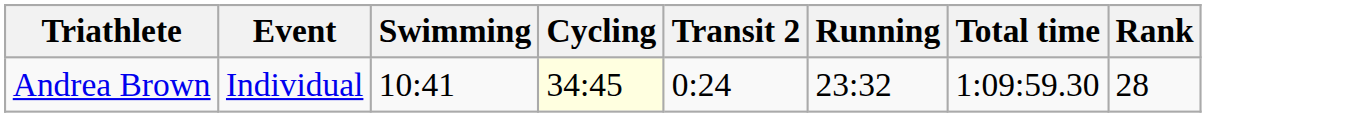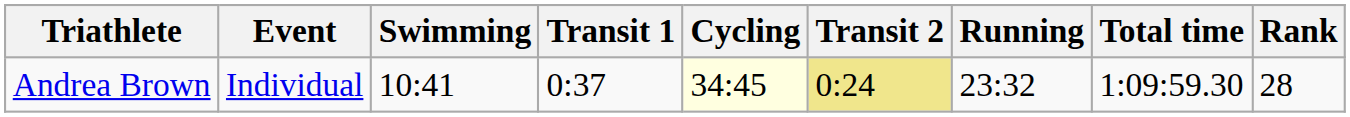+ column: (611, 31)
(701, 84) no background -> (845, 84) khaki background
